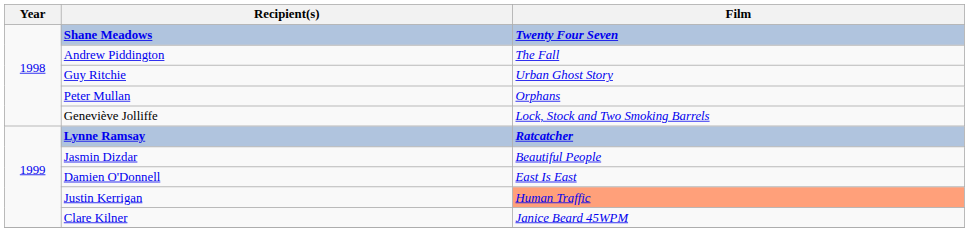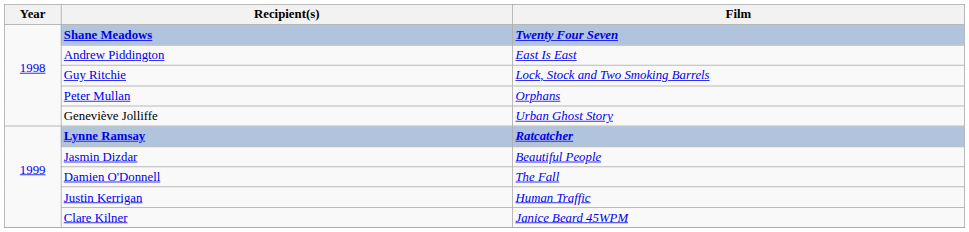(537, 55) The Fall -> (546, 55) East Is East
(564, 75) Urban Ghost Story -> (613, 75) Lock, Stock and Two Smoking Barrels
(613, 116) Lock, Stock and Two Smoking Barrels -> (564, 116) Urban Ghost Story
(546, 177) East Is East -> (537, 177) The Fall
(553, 197) lightsalmon background -> (553, 197) no background
